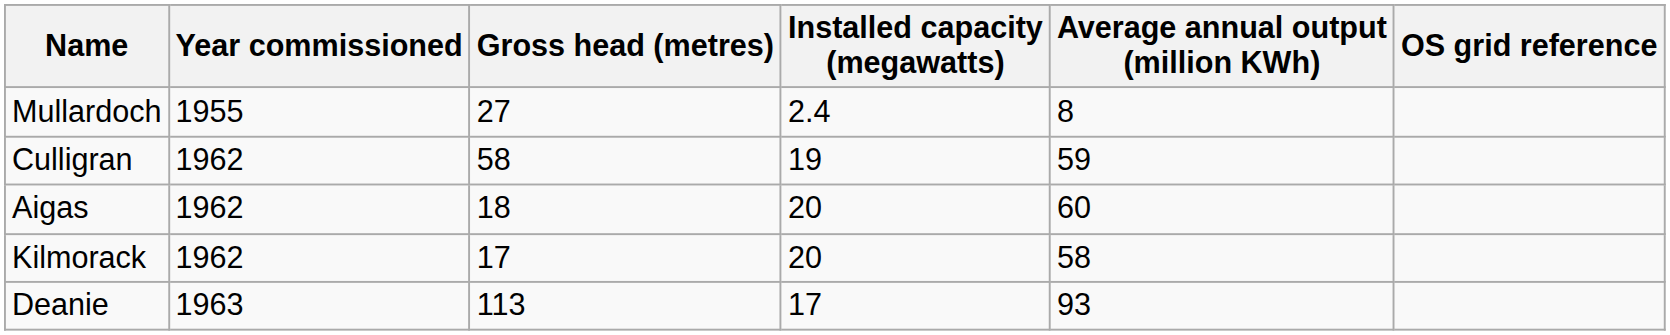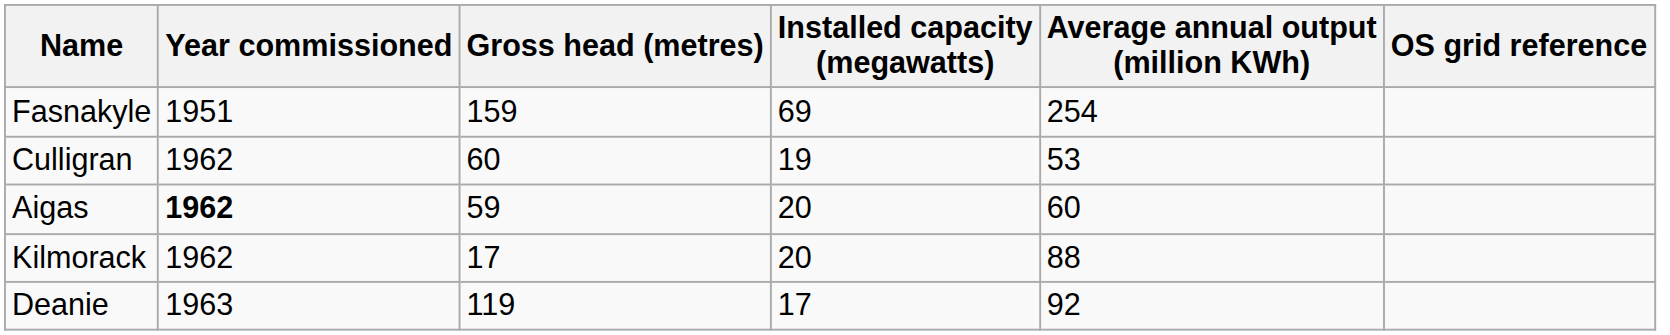+ row: (82, 111)
- row: (87, 111)
(494, 160) 58 -> (484, 160) 60
(1074, 160) 59 -> (1064, 160) 53
(210, 208) normal -> (199, 208) bold
(494, 208) 18 -> (484, 208) 59
(1074, 256) 58 -> (1064, 256) 88
(501, 305) 113 -> (491, 305) 119
(1074, 305) 93 -> (1064, 305) 92
